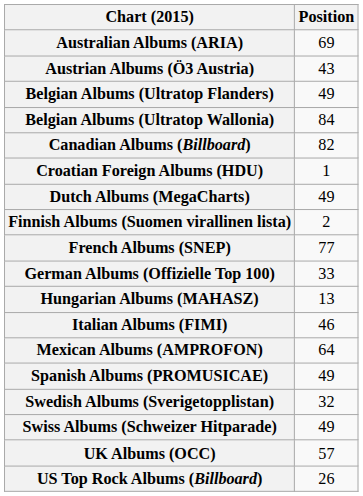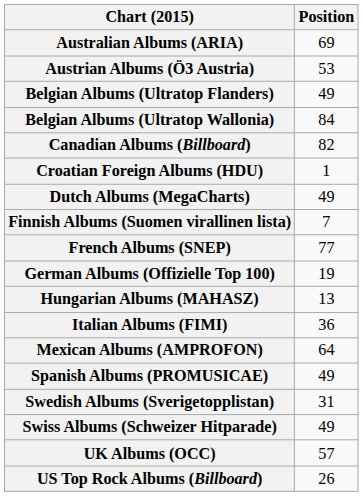(326, 68) 43 -> (326, 68) 53
(326, 222) 2 -> (326, 222) 7
(326, 273) 33 -> (326, 273) 19
(326, 324) 46 -> (326, 324) 36
(326, 401) 32 -> (326, 401) 31
